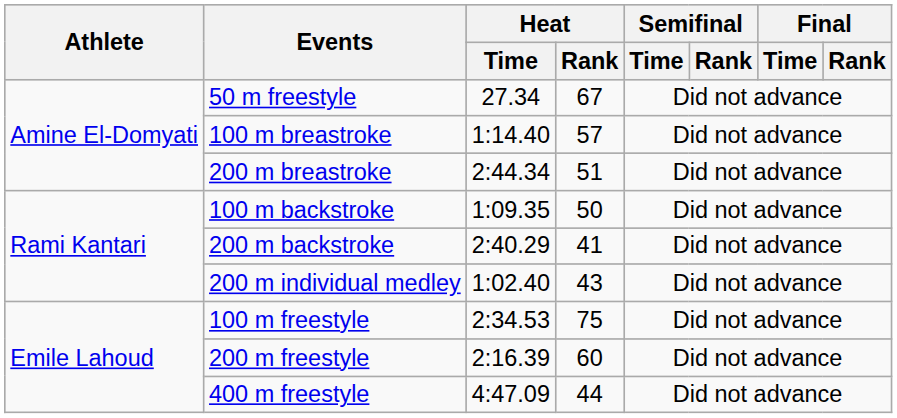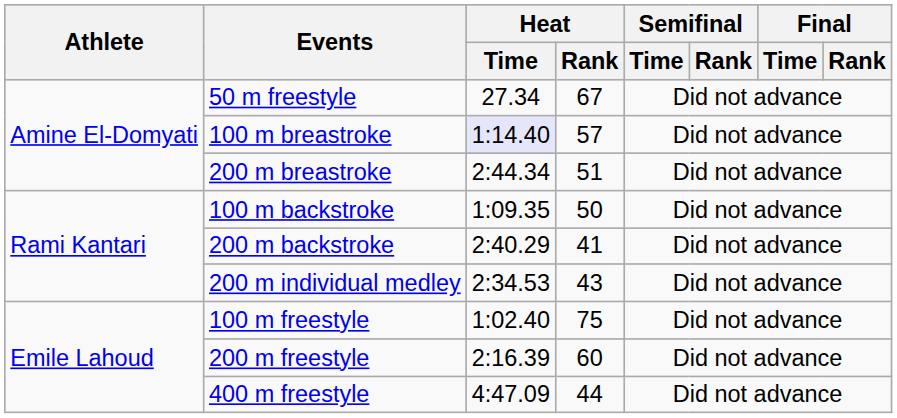(511, 135) no background -> (511, 135) lavender background
(511, 283) 1:02.40 -> (511, 283) 2:34.53
(511, 320) 2:34.53 -> (511, 320) 1:02.40
